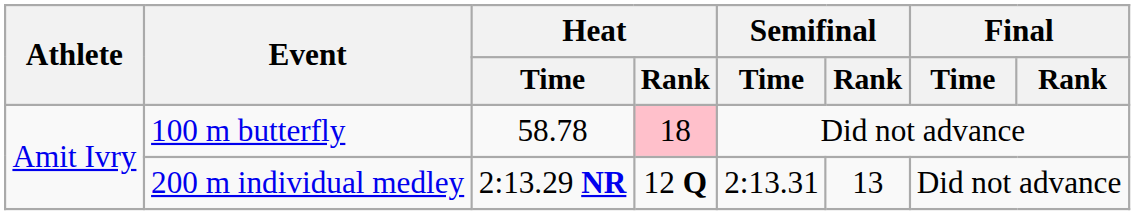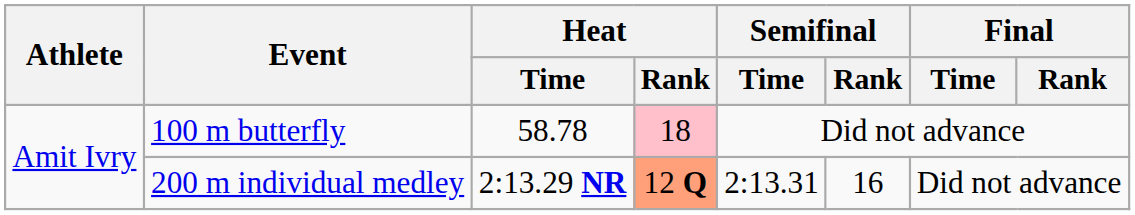(675, 182) no background -> (675, 182) lightsalmon background
(868, 182) 13 -> (868, 182) 16
